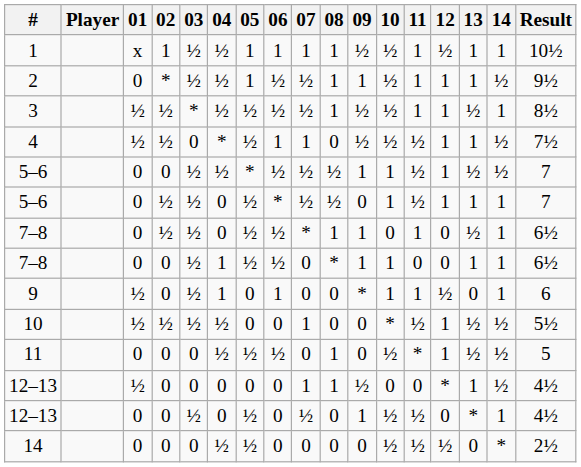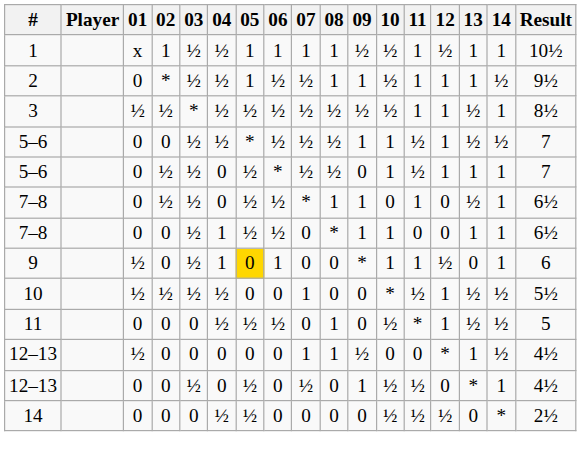(334, 111) 1 -> (334, 111) ½
- row: (33, 141)
(250, 293) no background -> (250, 263) gold background
